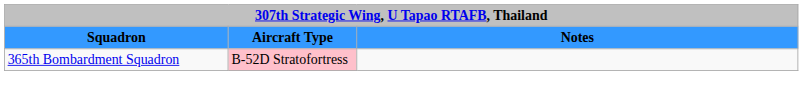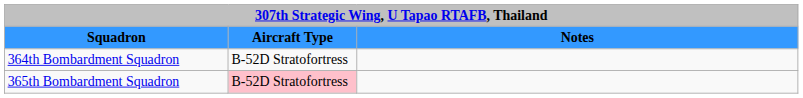+ row: (93, 59)
